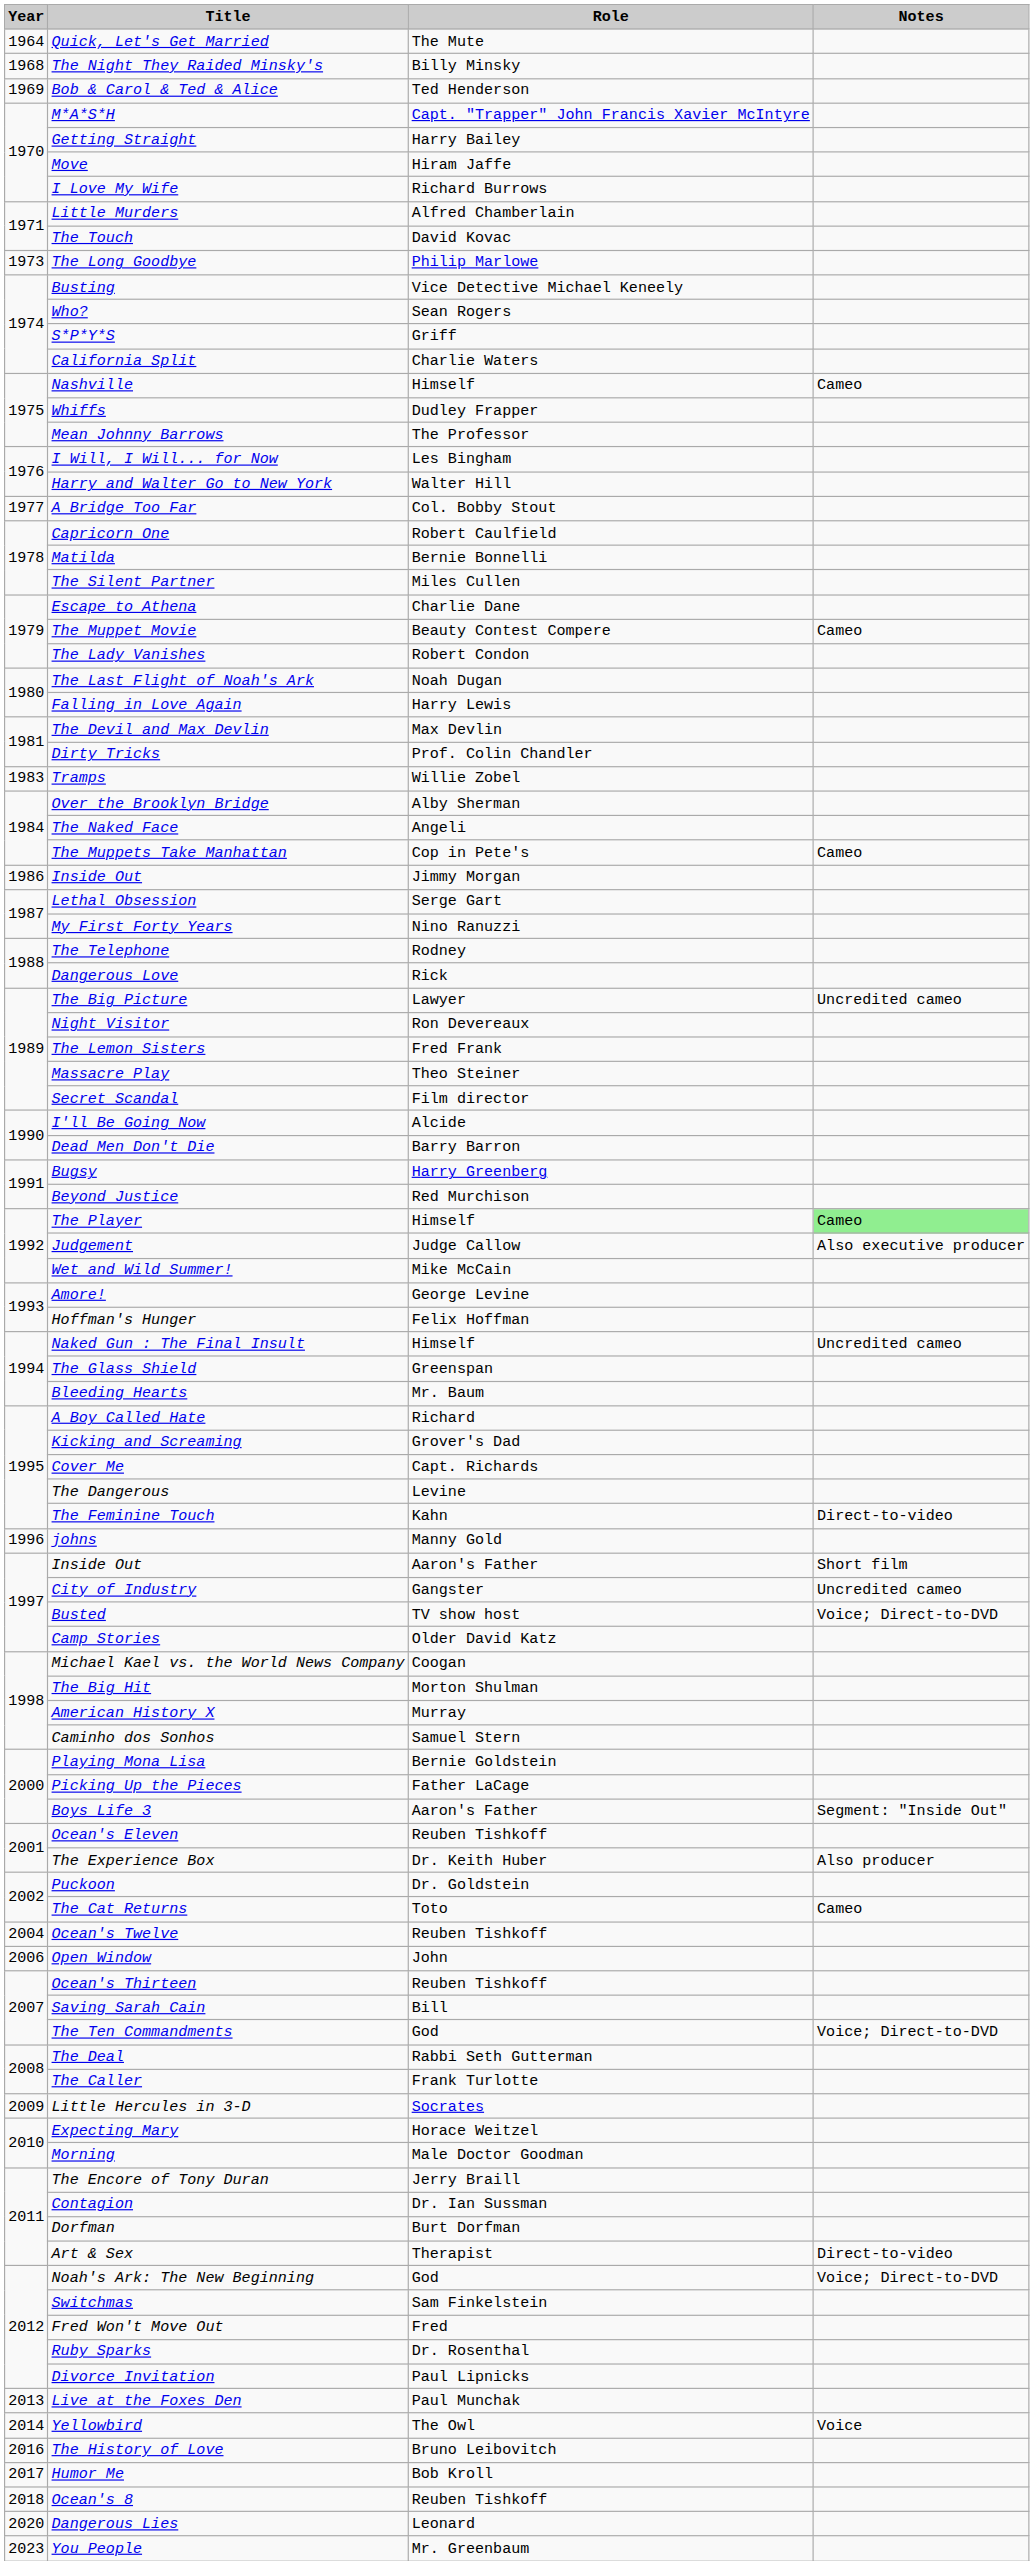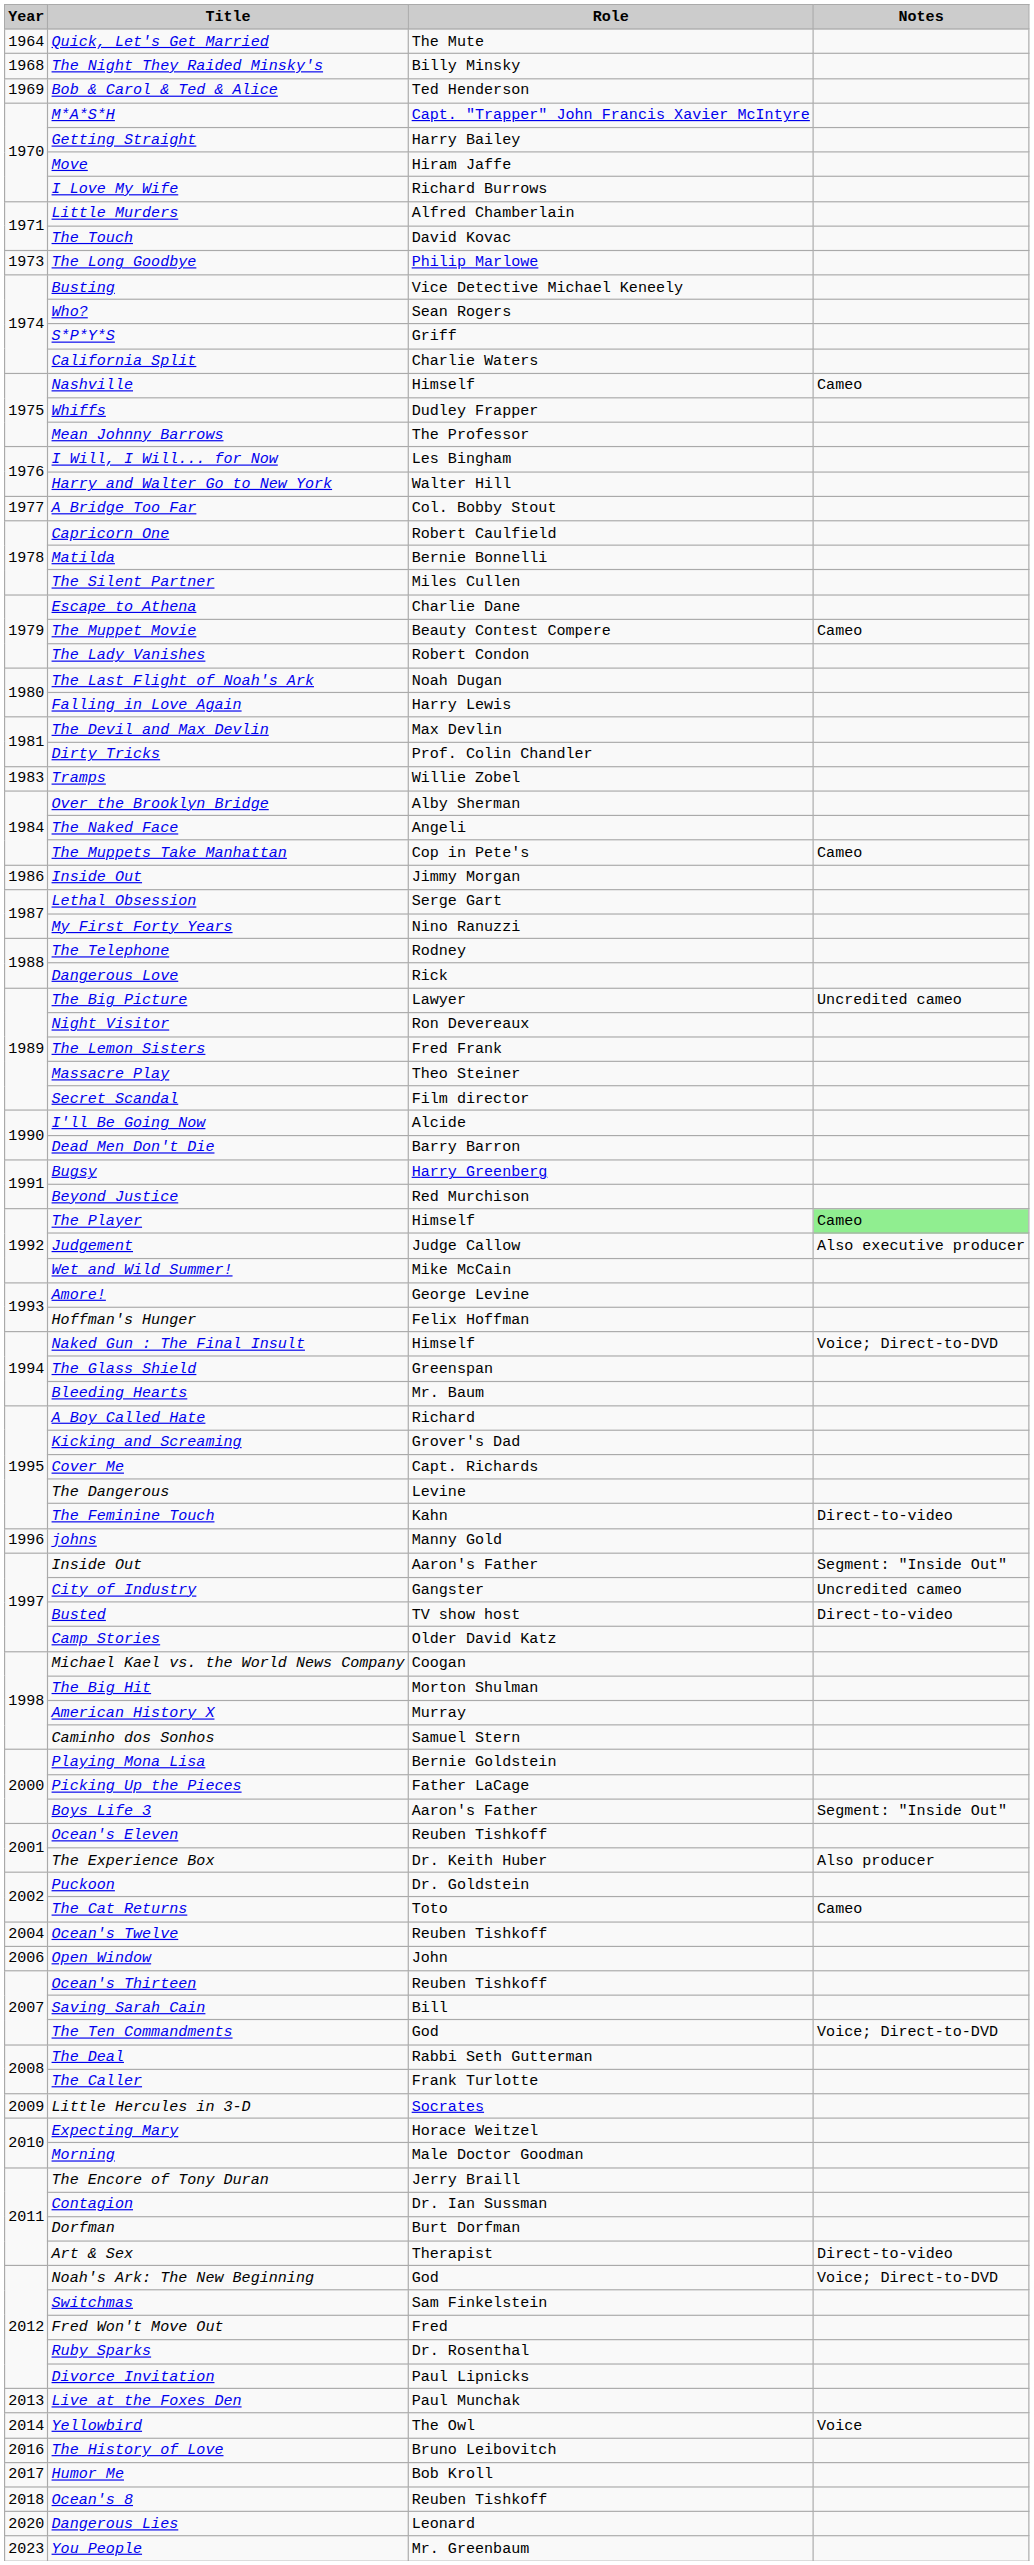(889, 1344) Uncredited cameo -> (908, 1344) Voice; Direct-to-DVD
(862, 1565) Short film -> (912, 1565) Segment: "Inside Out"
(908, 1614) Voice; Direct-to-DVD -> (885, 1614) Direct-to-video
